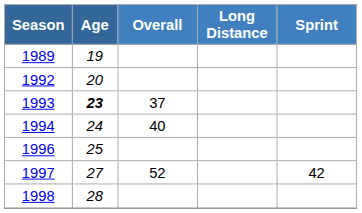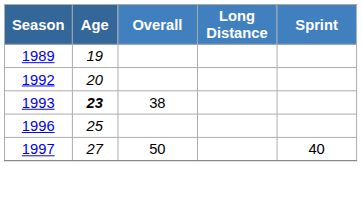(157, 103) 37 -> (157, 103) 38
- row: (38, 126)
(157, 173) 52 -> (157, 150) 50
(317, 173) 42 -> (317, 150) 40
- row: (38, 196)
